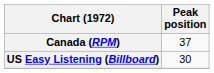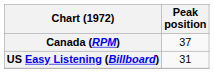(185, 59) 30 -> (185, 59) 31
